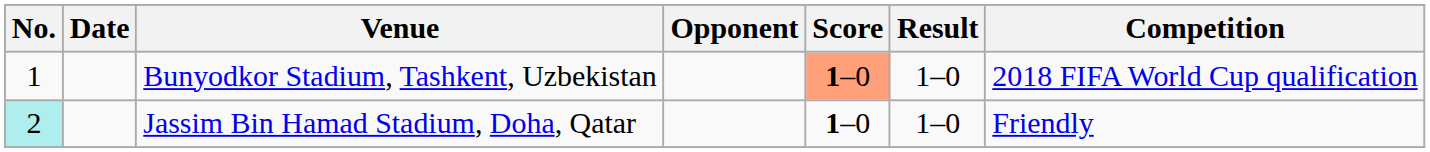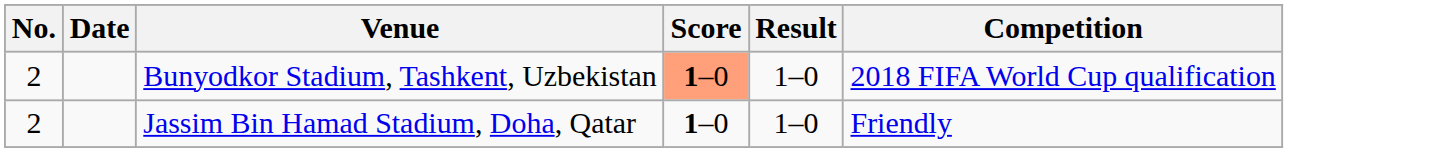- column: (735, 28)
(34, 75) 1 -> (34, 75) 2
(34, 123) paleturquoise background -> (34, 123) no background
